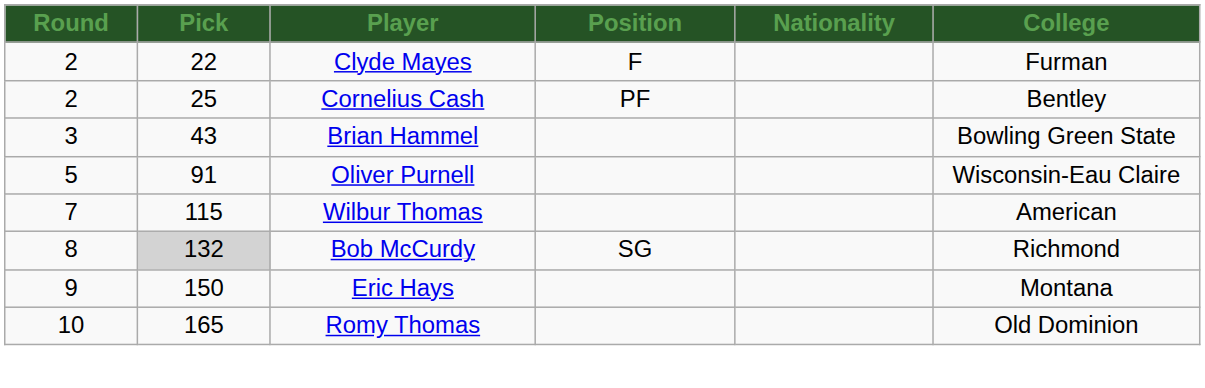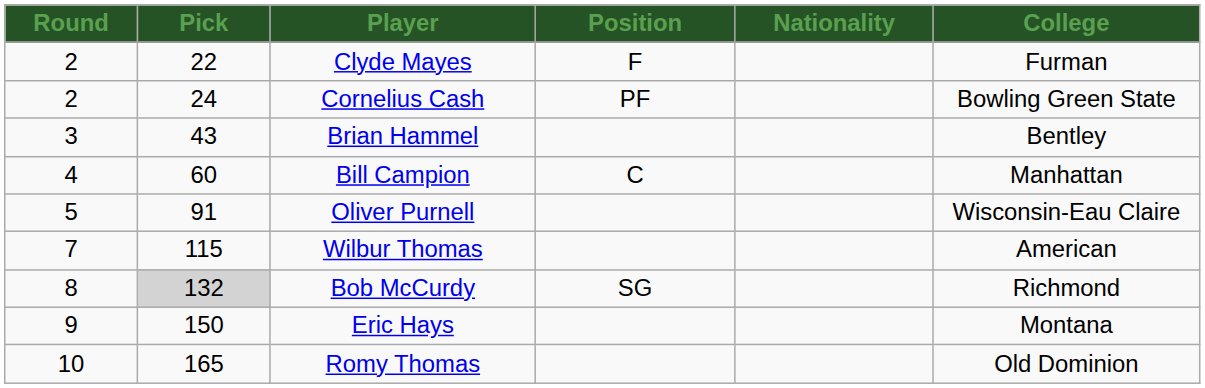(204, 99) 25 -> (204, 99) 24
(1066, 99) Bentley -> (1066, 99) Bowling Green State
(1066, 136) Bowling Green State -> (1066, 136) Bentley
+ row: (403, 174)
